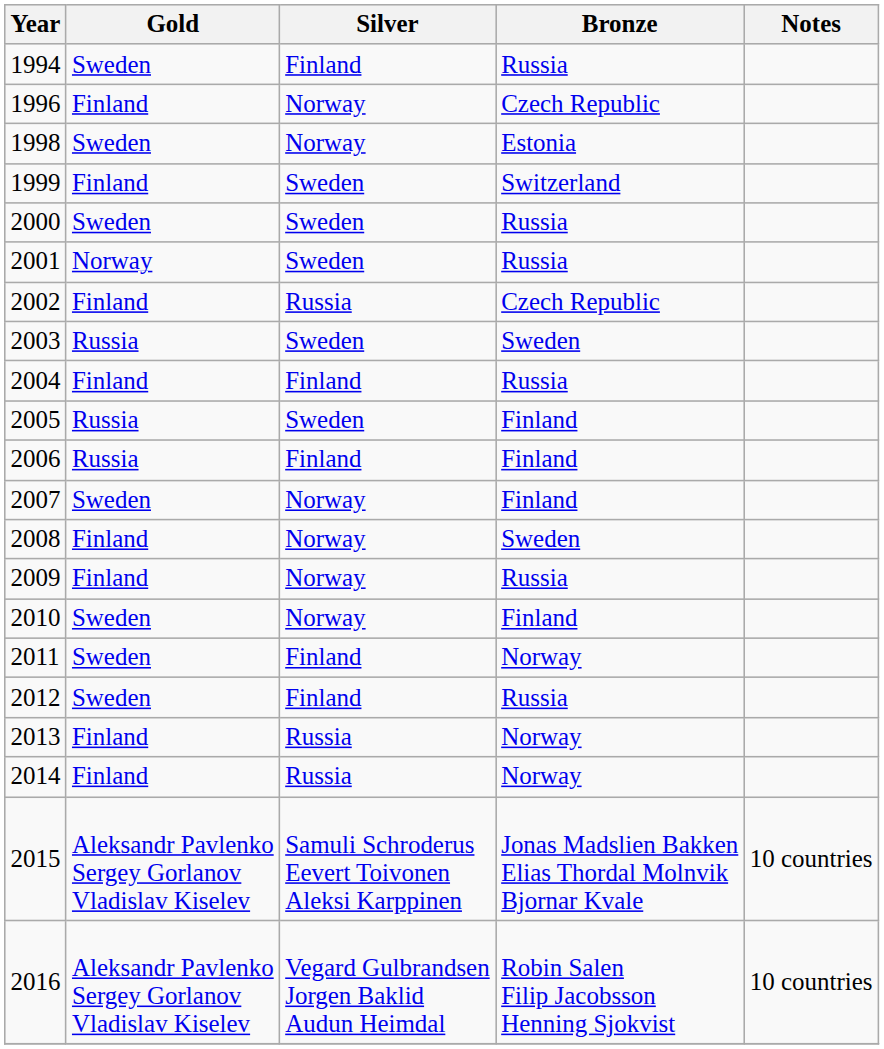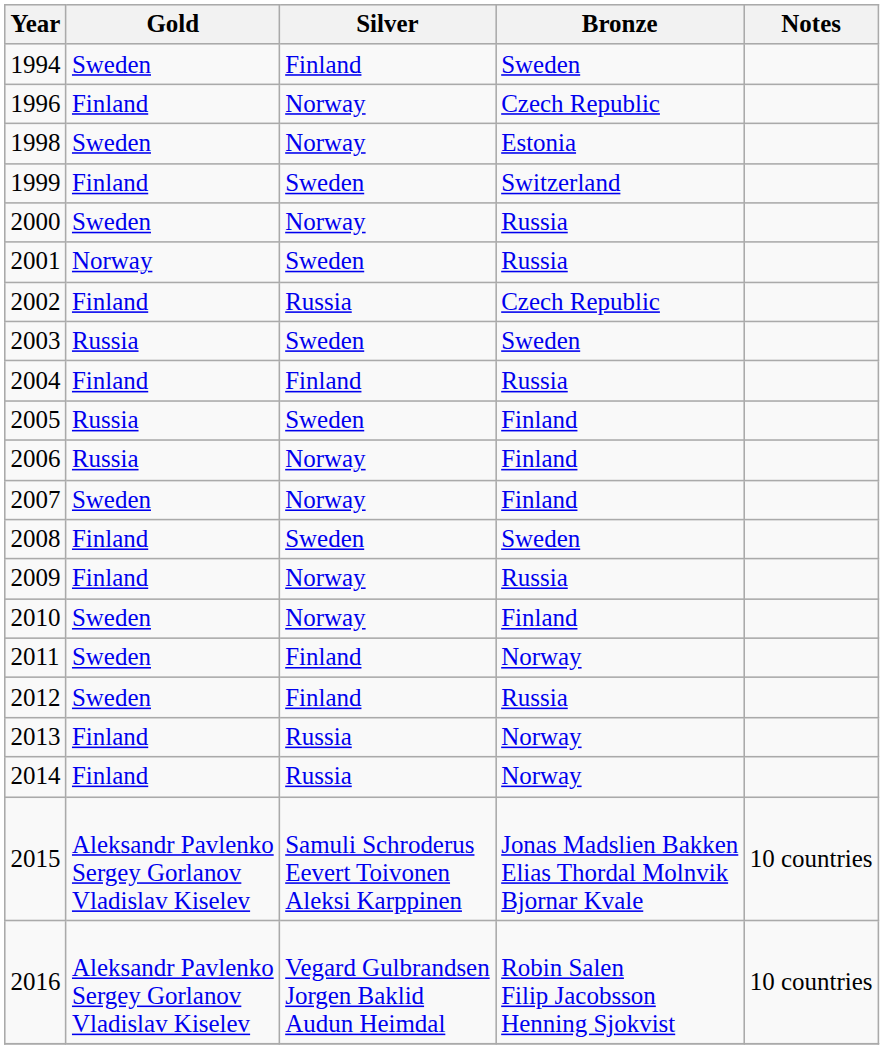(534, 63) Russia -> (541, 63) Sweden
(325, 222) Sweden -> (325, 222) Norway
(323, 459) Finland -> (325, 459) Norway
(325, 538) Norway -> (325, 538) Sweden
